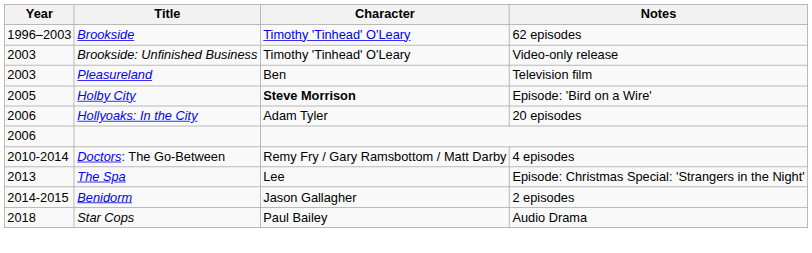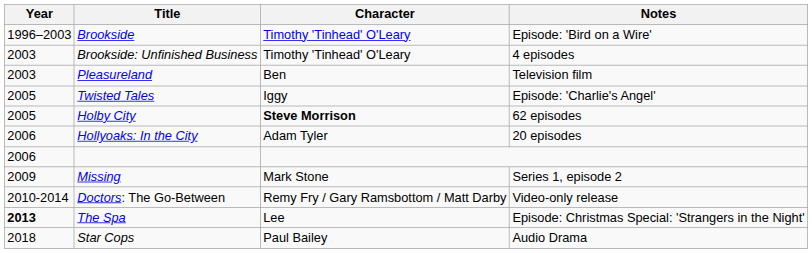(547, 34) 62 episodes -> (582, 34) Episode: 'Bird on a Wire'
(565, 55) Video-only release -> (543, 55) 4 episodes
+ row: (116, 95)
(582, 95) Episode: 'Bird on a Wire' -> (547, 116) 62 episodes
+ row: (99, 177)
(543, 156) 4 episodes -> (565, 197) Video-only release
(22, 177) normal -> (22, 217) bold
- row: (105, 197)
